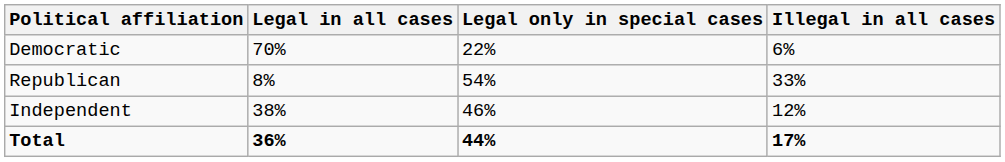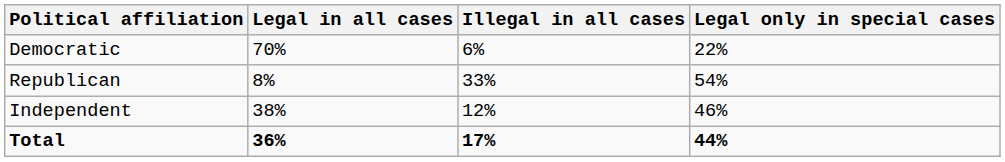columns swapped: (613, 20) <-> (884, 20)
